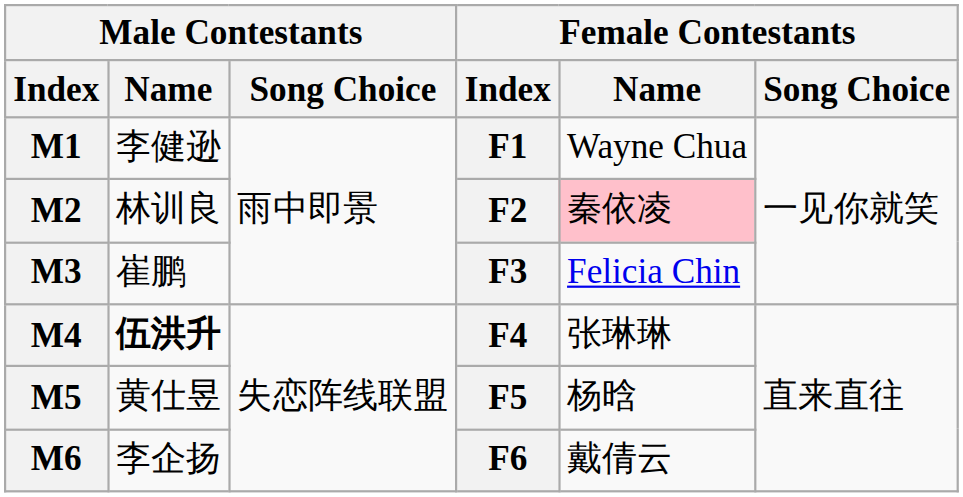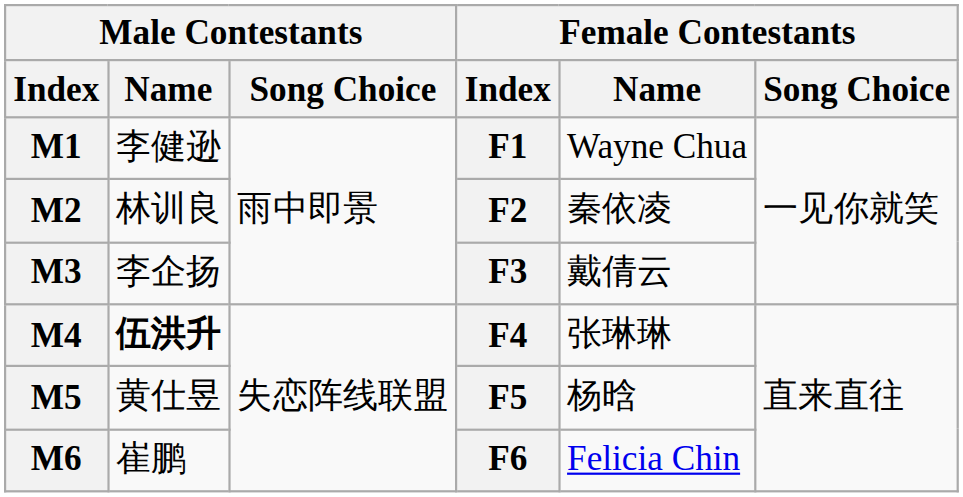(620, 208) pink background -> (620, 208) no background
(151, 271) 崔鹏 -> (168, 271) 李企扬
(654, 272) Felicia Chin -> (620, 271) 戴倩云
(168, 458) 李企扬 -> (151, 458) 崔鹏
(620, 458) 戴倩云 -> (654, 459) Felicia Chin
